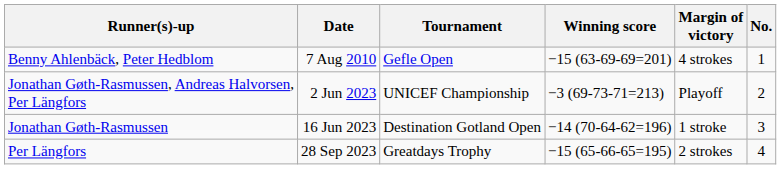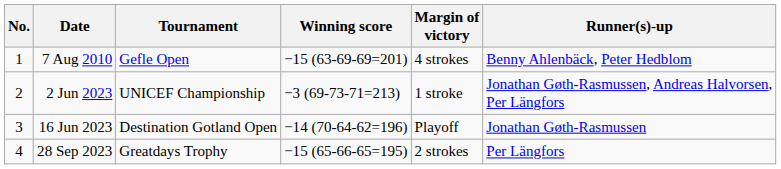columns swapped: (761, 26) <-> (151, 26)
(701, 93) Playoff -> (439, 93) 1 stroke
(703, 127) 1 stroke -> (437, 127) Playoff
